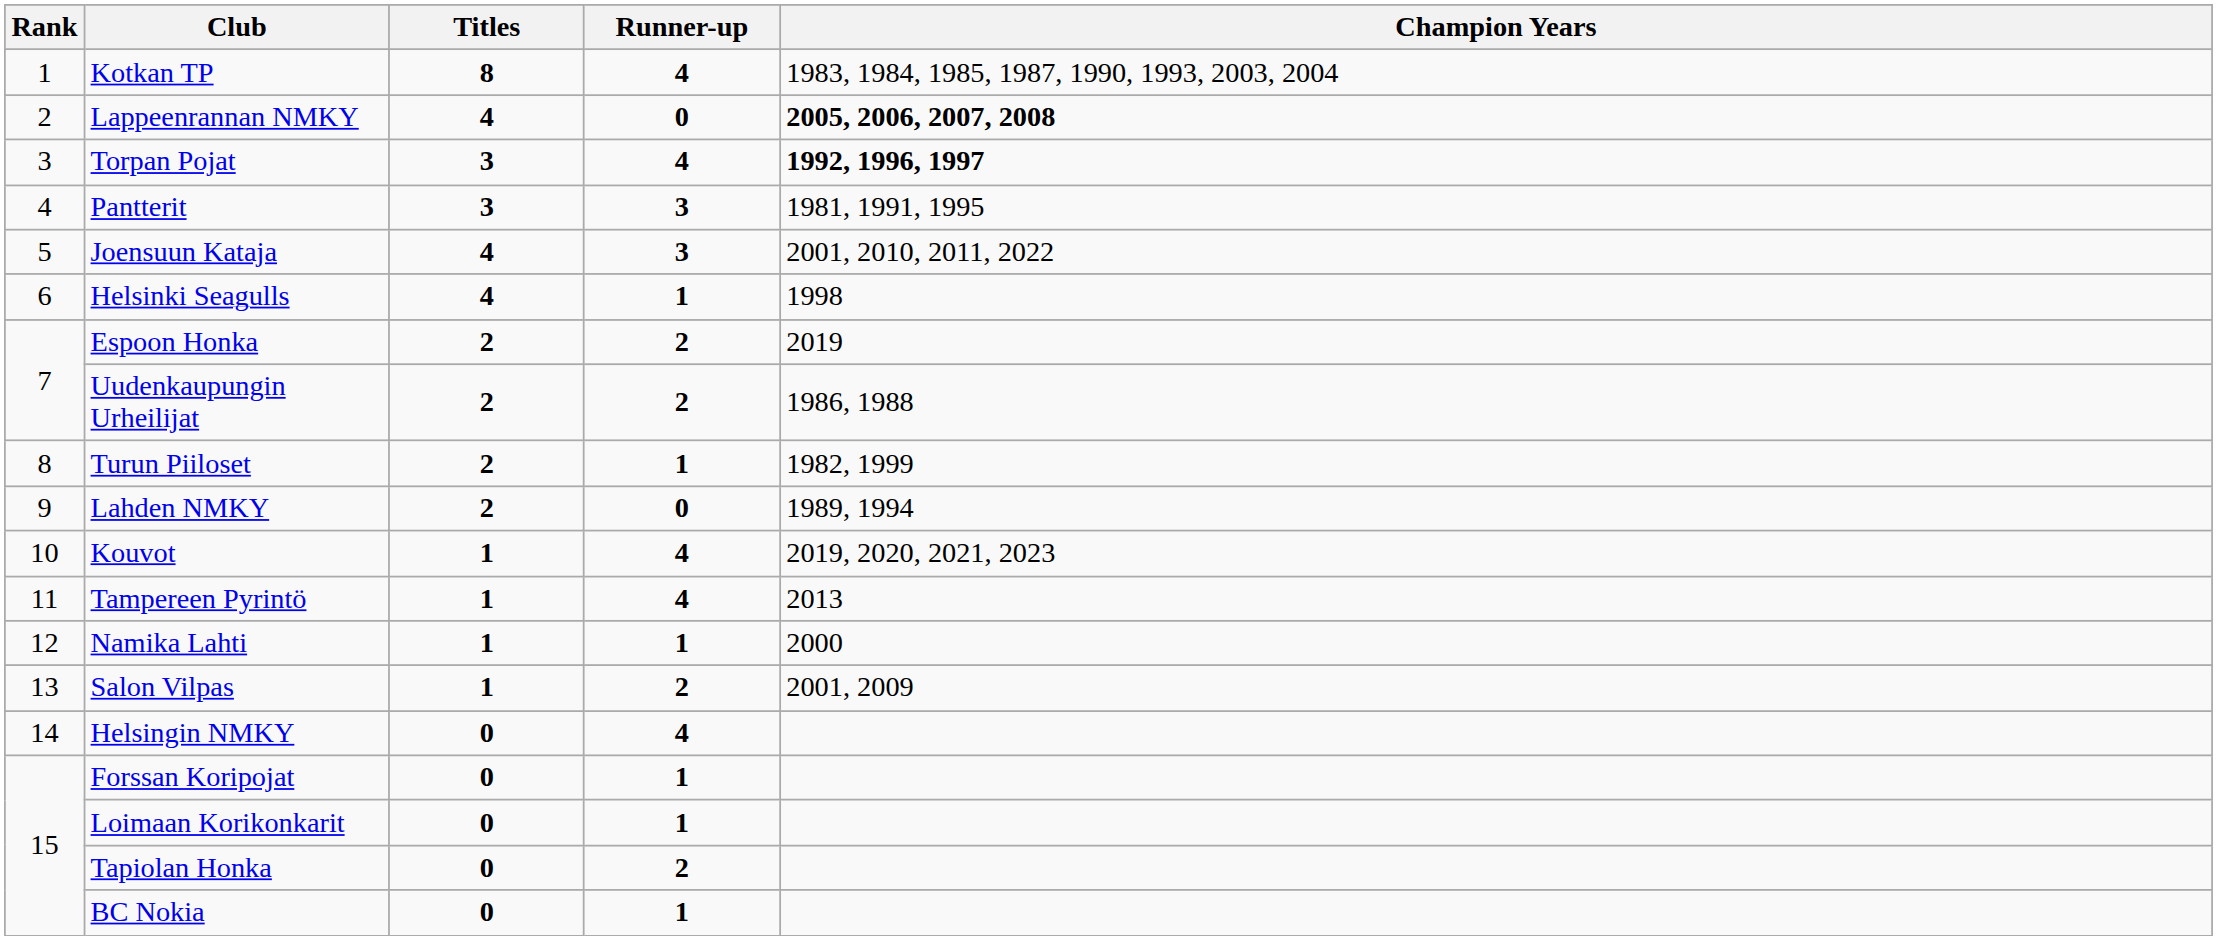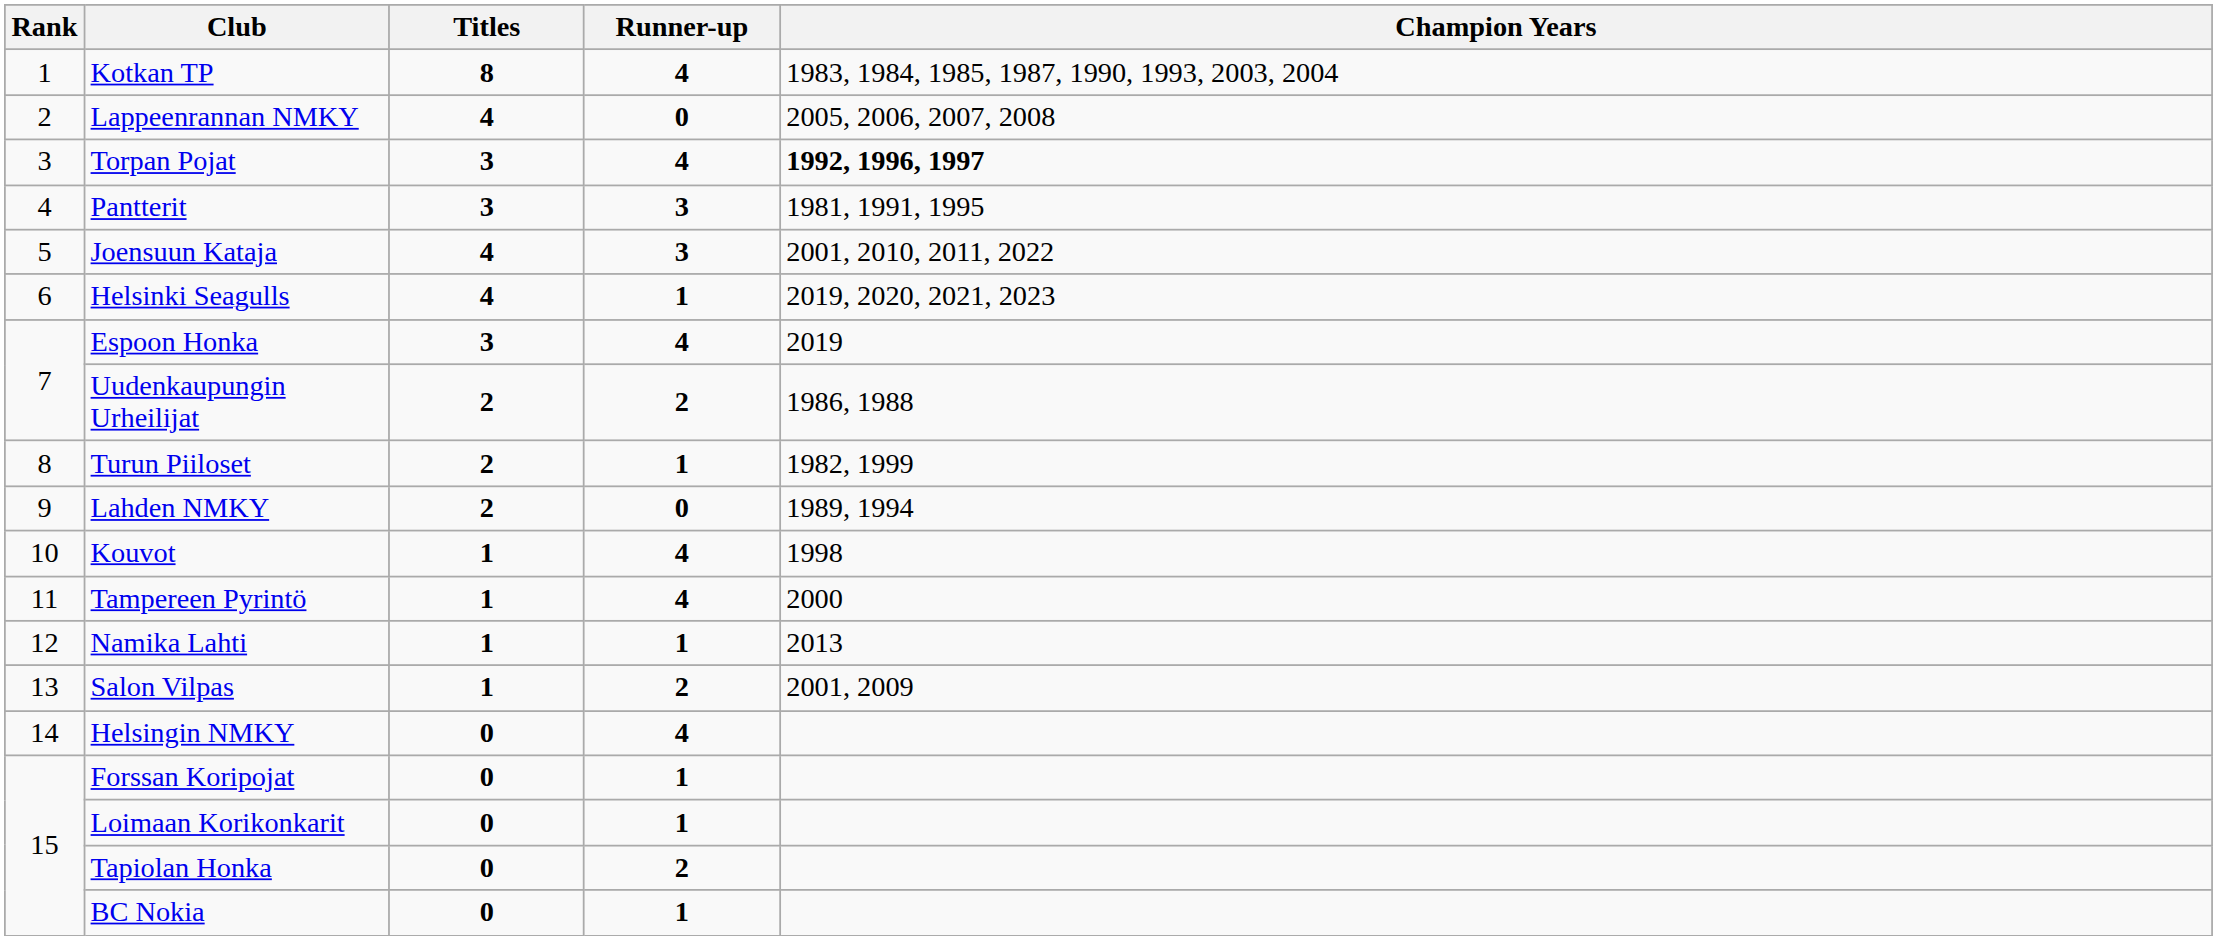(921, 116) bold -> (921, 116) normal
(815, 296) 1998 -> (921, 296) 2019, 2020, 2021, 2023
(487, 341) 2 -> (487, 341) 3
(682, 341) 2 -> (682, 341) 4
(921, 552) 2019, 2020, 2021, 2023 -> (815, 552) 1998
(815, 597) 2013 -> (815, 597) 2000
(815, 642) 2000 -> (815, 642) 2013
